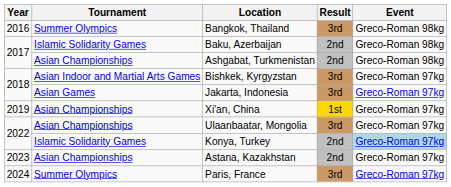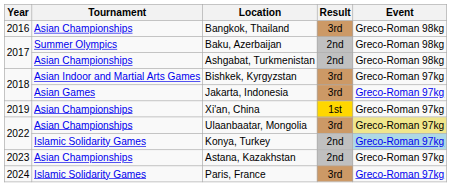(76, 29) Summer Olympics -> (83, 29) Asian Championships
(90, 45) Islamic Solidarity Games -> (76, 45) Summer Olympics
(400, 125) no background -> (400, 125) khaki background
(76, 174) Summer Olympics -> (90, 174) Islamic Solidarity Games
